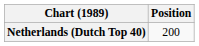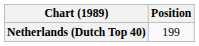(171, 32) 200 -> (171, 32) 199
